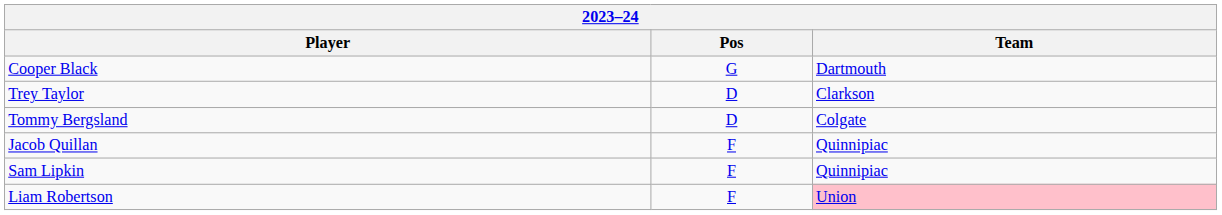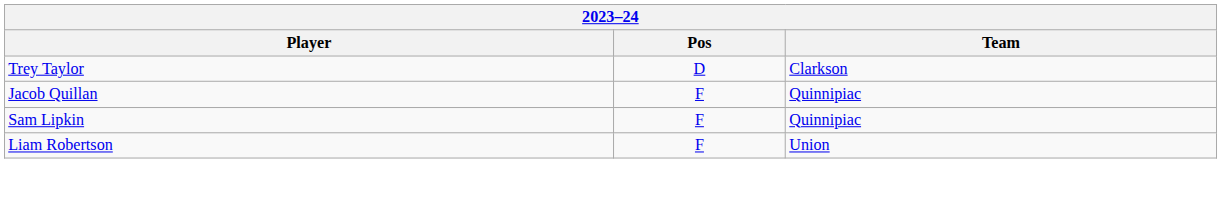- row: (53, 68)
- row: (68, 119)
(836, 196) pink background -> (809, 145) no background
